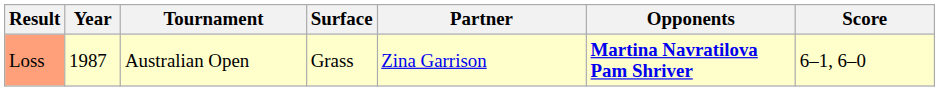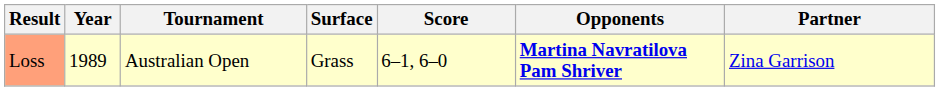columns swapped: (482, 19) <-> (865, 19)
(88, 60) 1987 -> (88, 60) 1989
